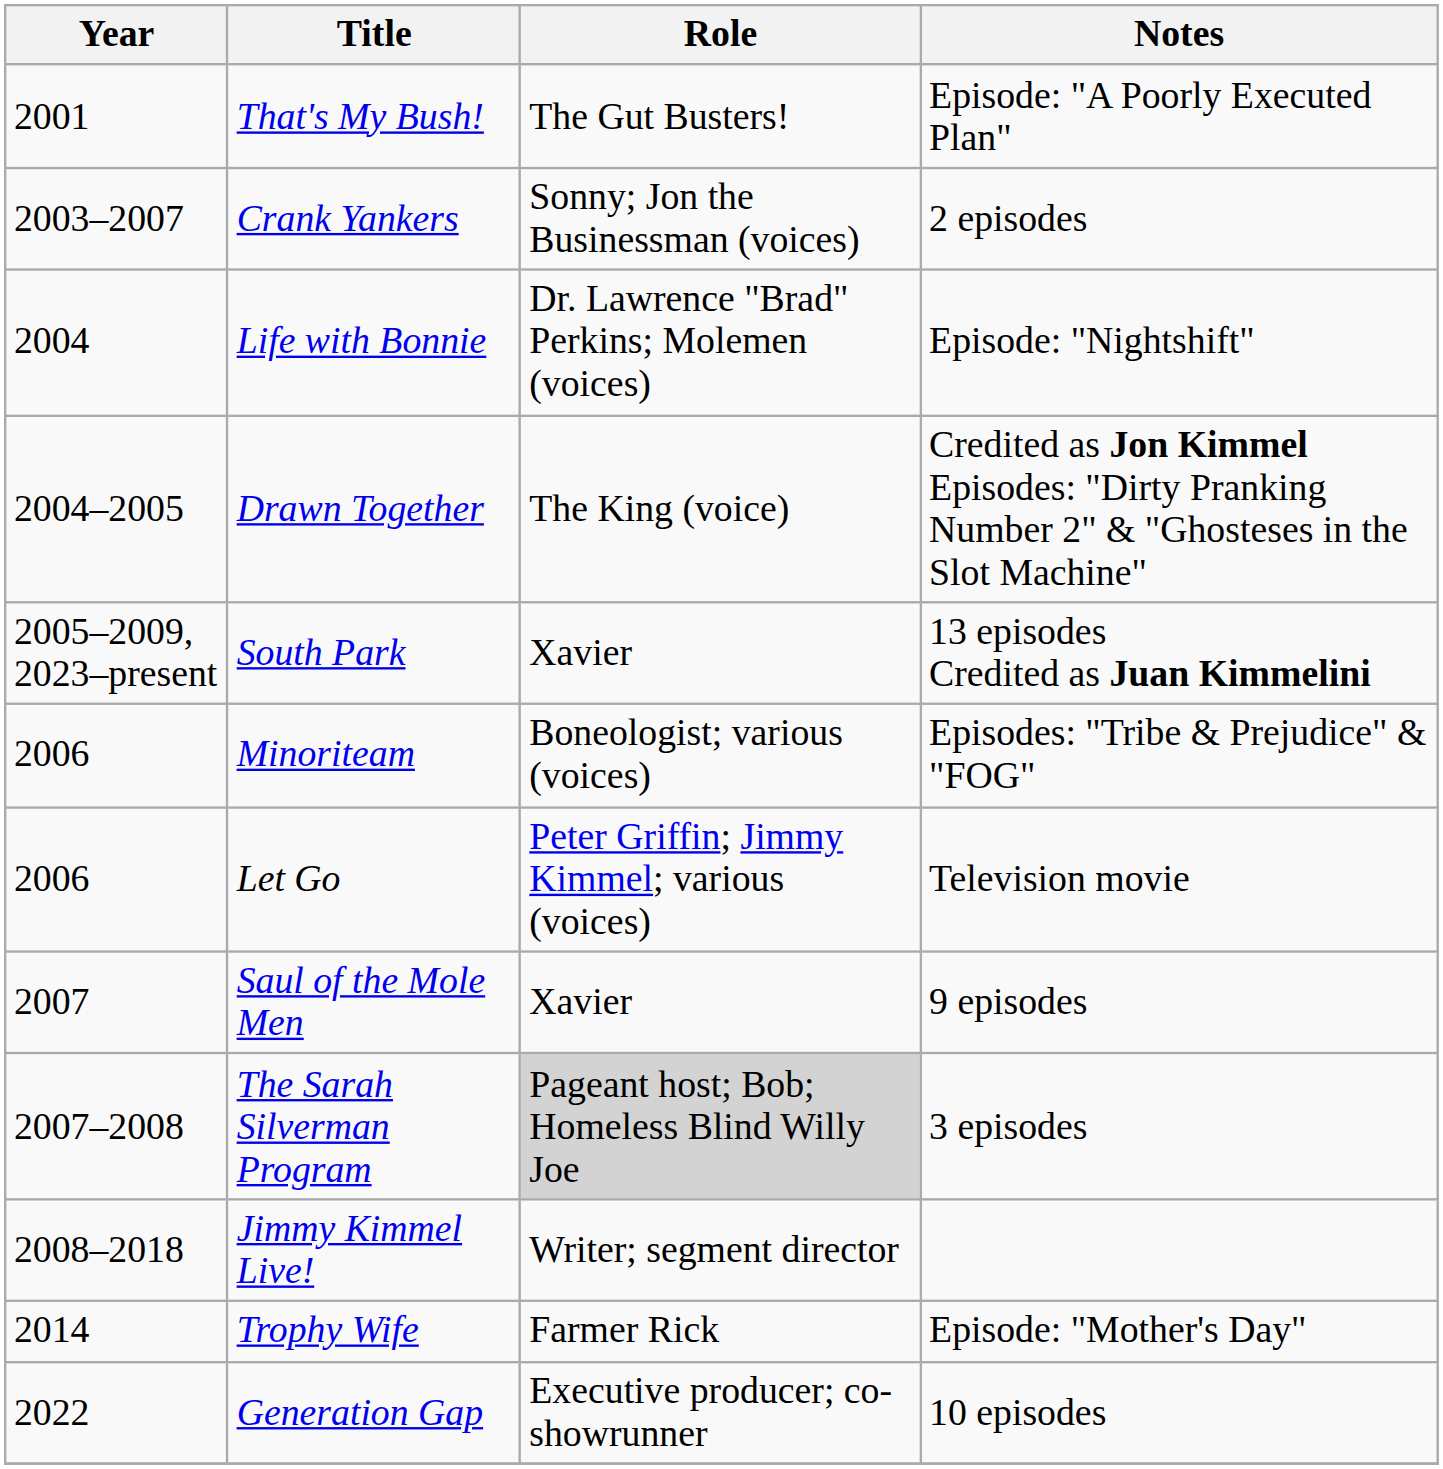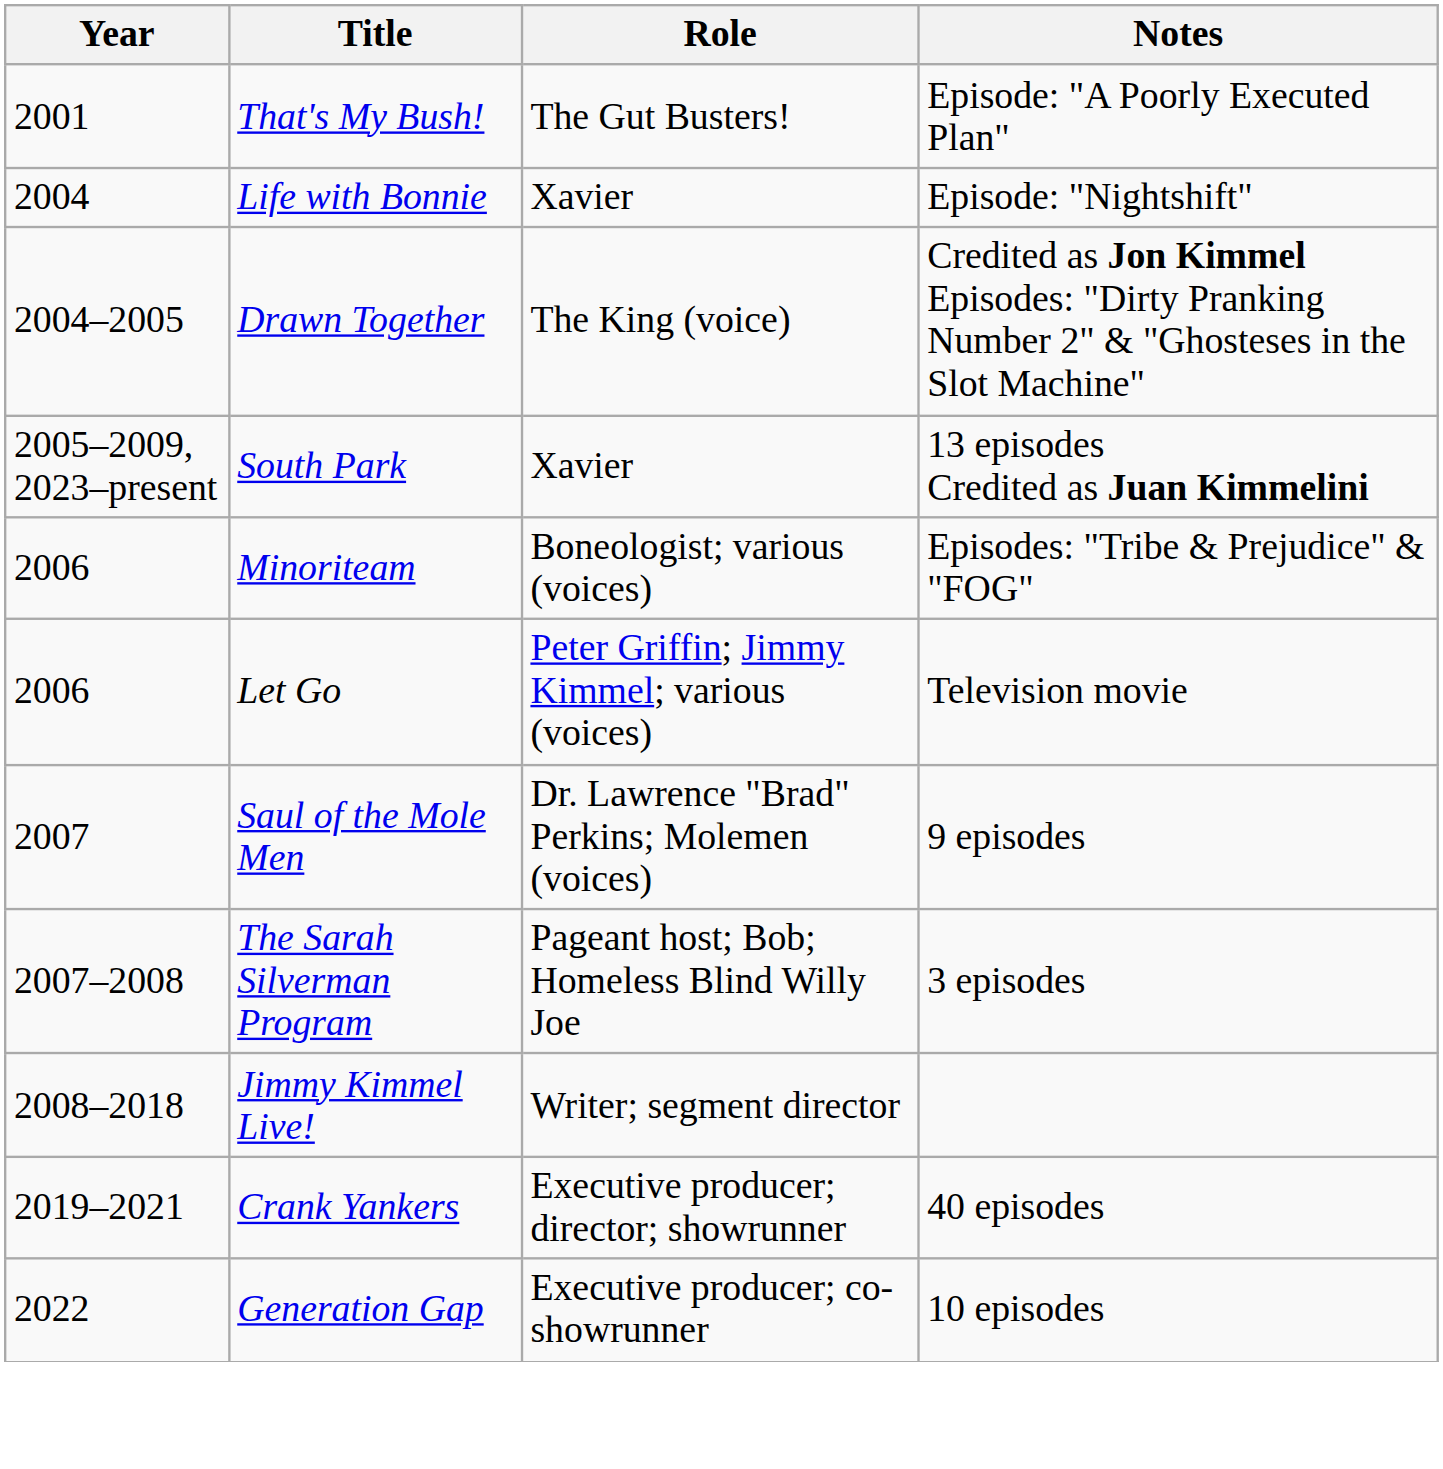- row: (348, 217)
(689, 341) Dr. Lawrence "Brad" Perkins; Molemen (voices) -> (582, 196) Xavier
(581, 1002) Xavier -> (690, 835) Dr. Lawrence "Brad" Perkins; Molemen (voices)
(697, 1125) lightgrey background -> (698, 980) no background
- row: (328, 1330)
+ row: (348, 1206)
